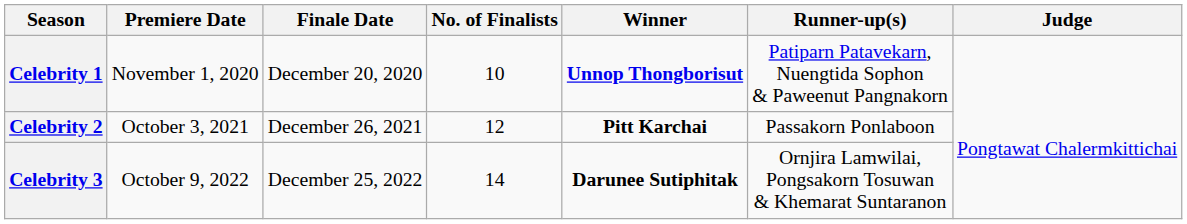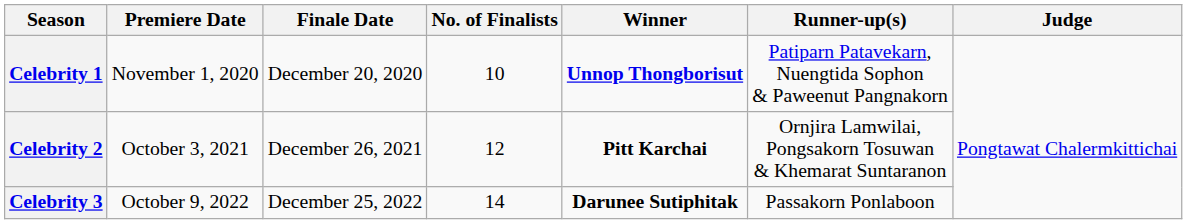(850, 126) Passakorn Ponlaboon -> (850, 148) Ornjira Lamwilai, Pongsakorn Tosuwan & Khemarat Suntaranon
(850, 180) Ornjira Lamwilai, Pongsakorn Tosuwan & Khemarat Suntaranon -> (850, 202) Passakorn Ponlaboon
